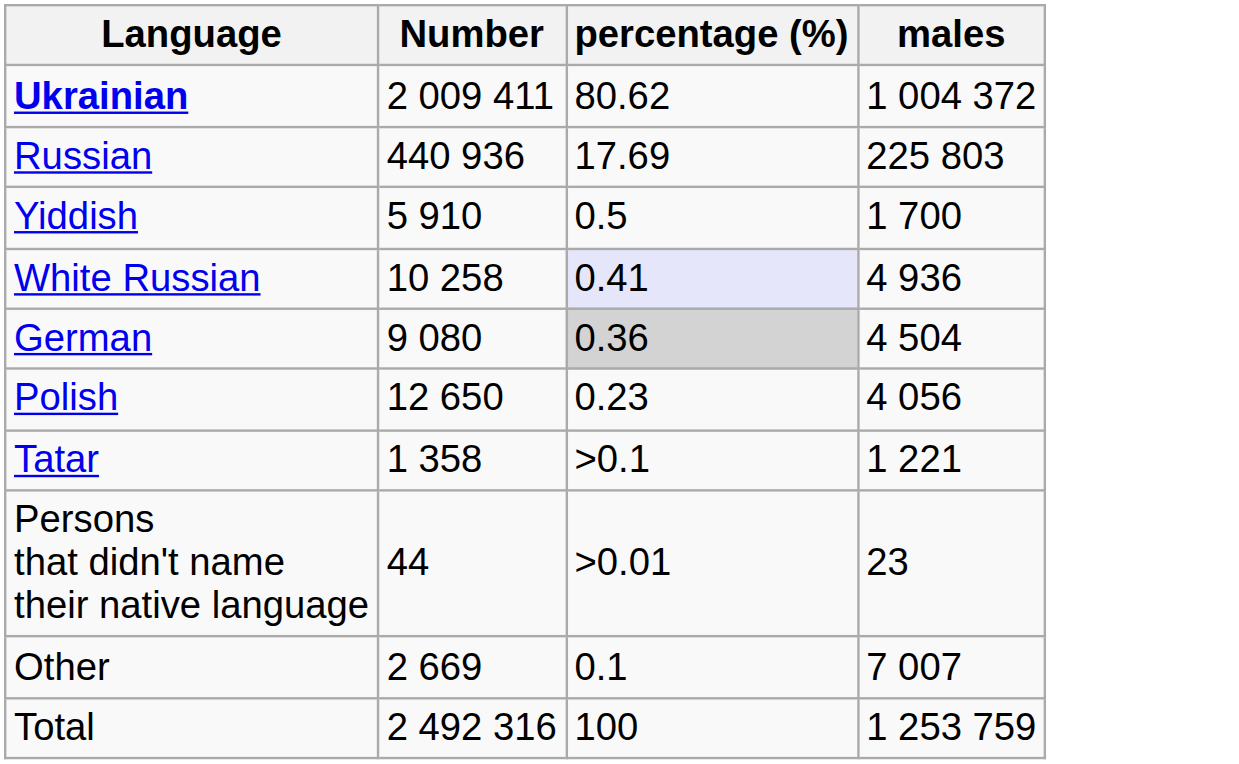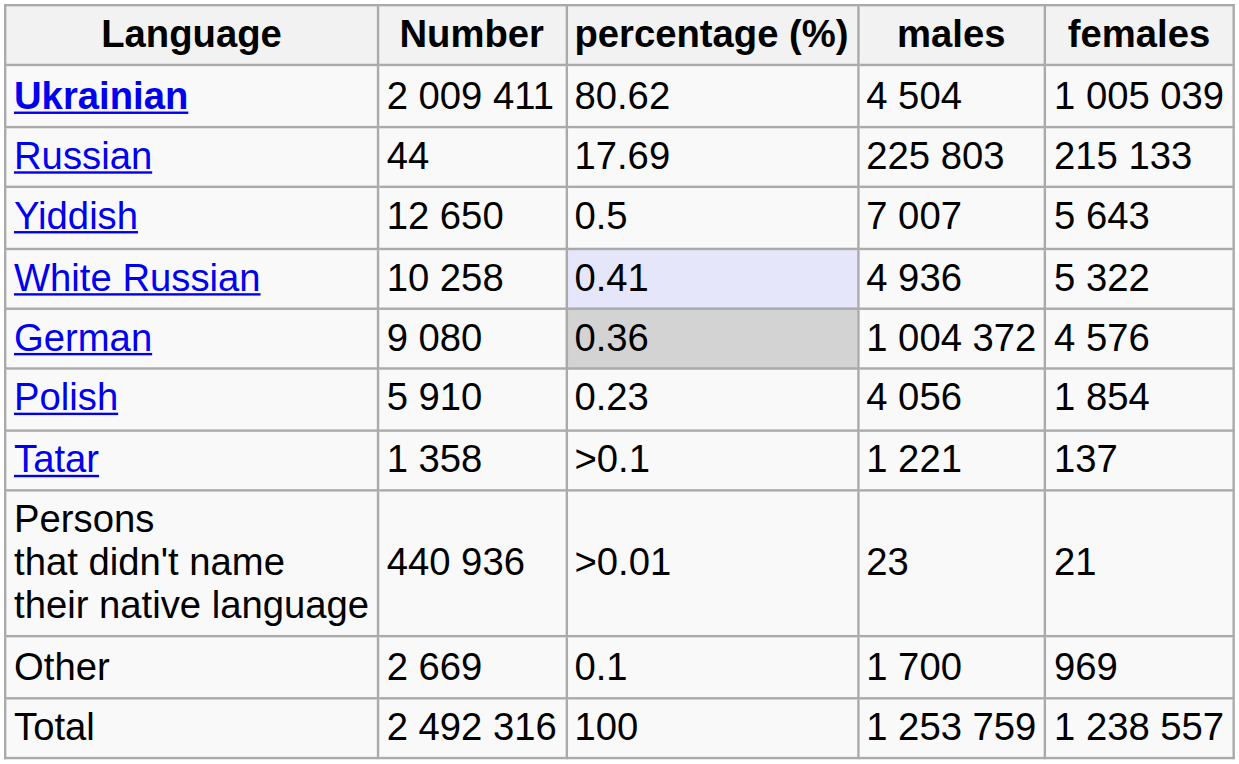+ column: (1139, 34)
(951, 95) 1 004 372 -> (914, 95) 4 504
(456, 156) 440 936 -> (408, 156) 44
(435, 216) 5 910 -> (445, 216) 12 650
(914, 216) 1 700 -> (914, 216) 7 007
(914, 338) 4 504 -> (951, 338) 1 004 372
(445, 398) 12 650 -> (435, 398) 5 910
(408, 563) 44 -> (456, 563) 440 936
(914, 666) 7 007 -> (914, 666) 1 700
